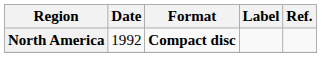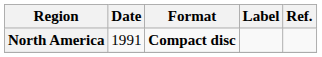(126, 40) 1992 -> (126, 40) 1991
